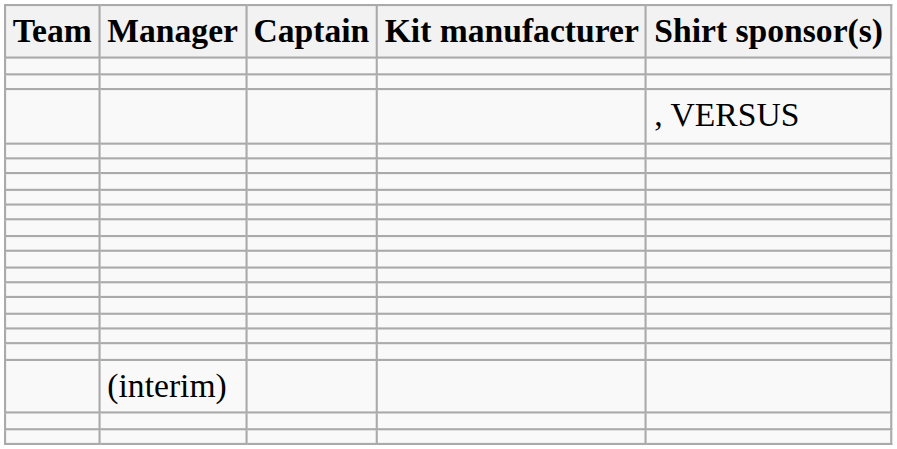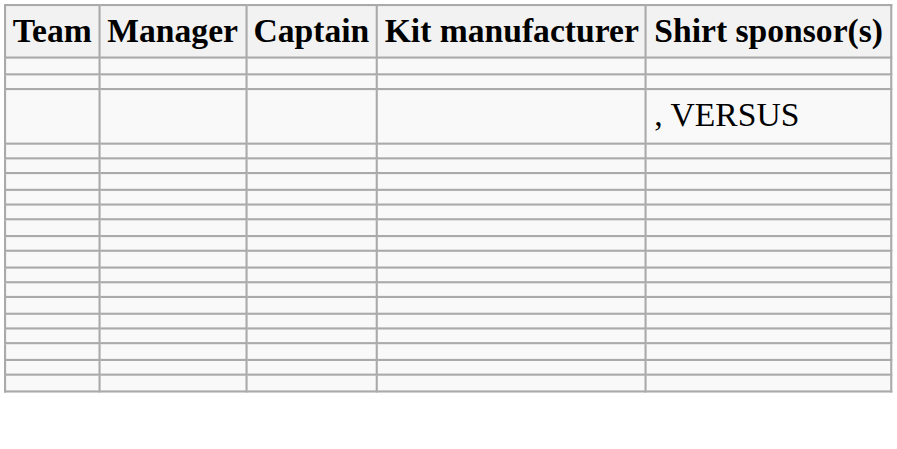- row: (52, 386)
